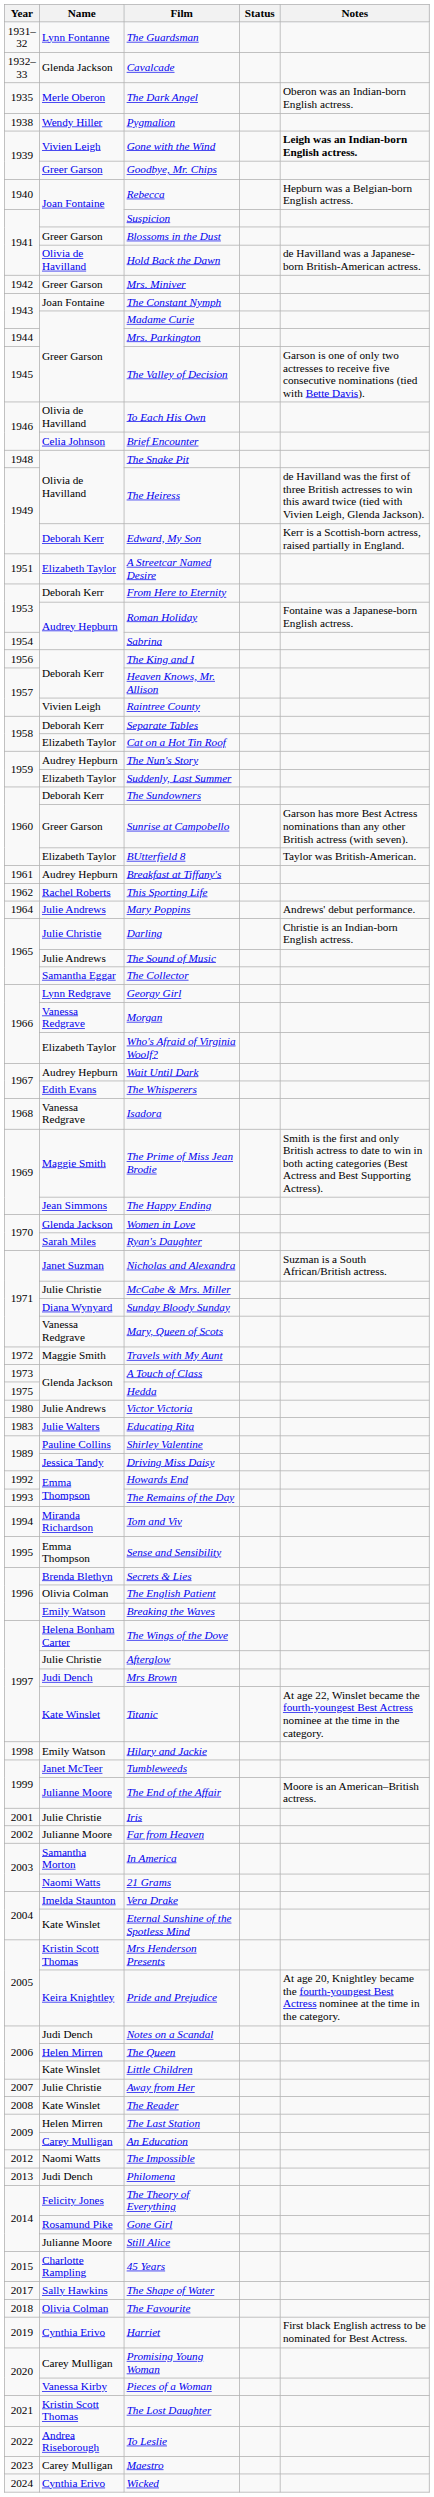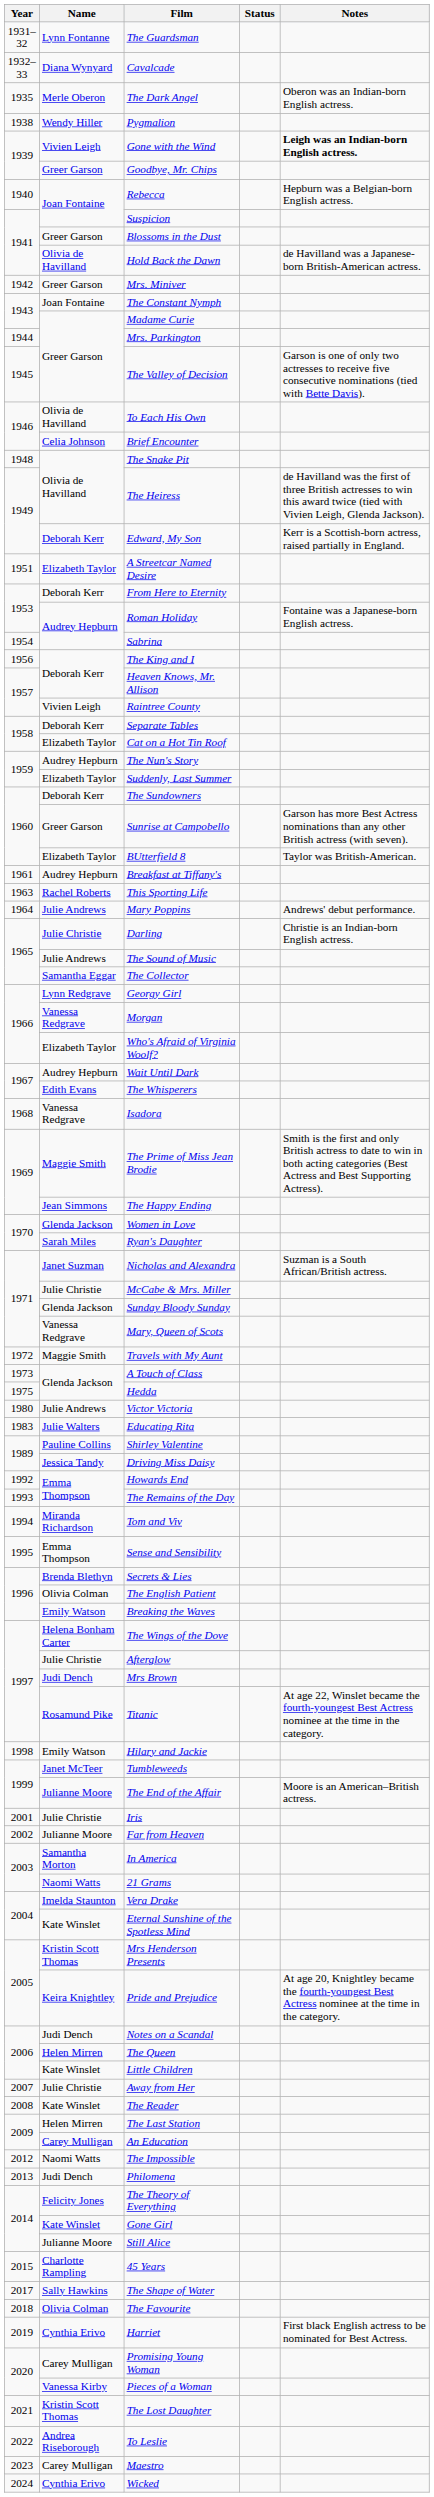(77, 67) Glenda Jackson -> (77, 67) Diana Wynyard
(22, 892) 1962 -> (22, 892) 1963
(77, 1307) Diana Wynyard -> (77, 1307) Glenda Jackson
(71, 1714) Kate Winslet -> (77, 1714) Rosamund Pike
(77, 2224) Rosamund Pike -> (71, 2224) Kate Winslet
